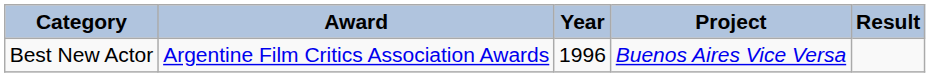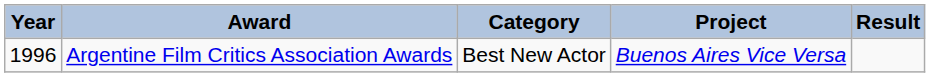columns swapped: (582, 22) <-> (81, 22)
